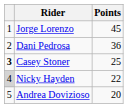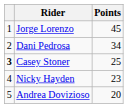(116, 46) 36 -> (116, 46) 34
(9, 79) lightgrey background -> (9, 79) no background
(116, 79) 22 -> (116, 79) 23
